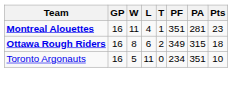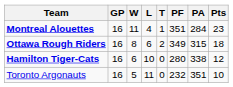(198, 28) 281 -> (198, 28) 284
+ row: (53, 59)
(177, 59) 234 -> (177, 74) 232
